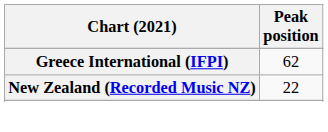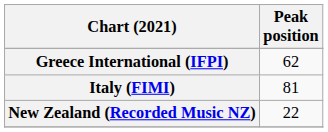+ row: (132, 87)
